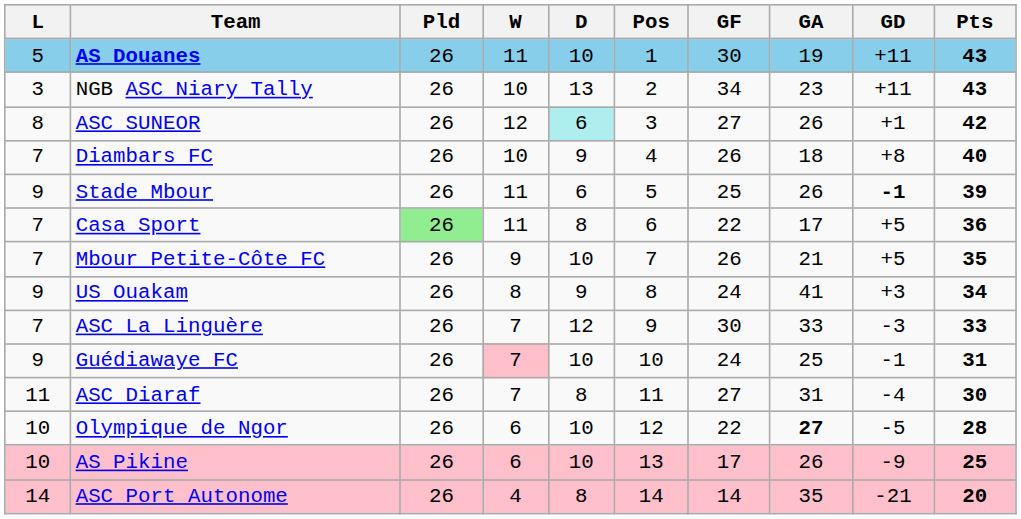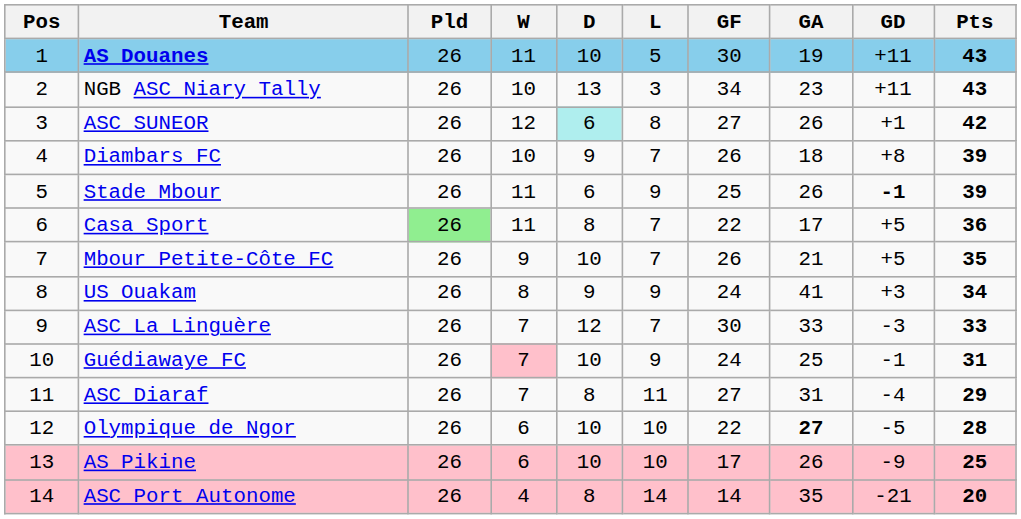columns swapped: (651, 22) <-> (38, 22)
(975, 157) 40 -> (975, 157) 39
(975, 395) 30 -> (975, 395) 29
